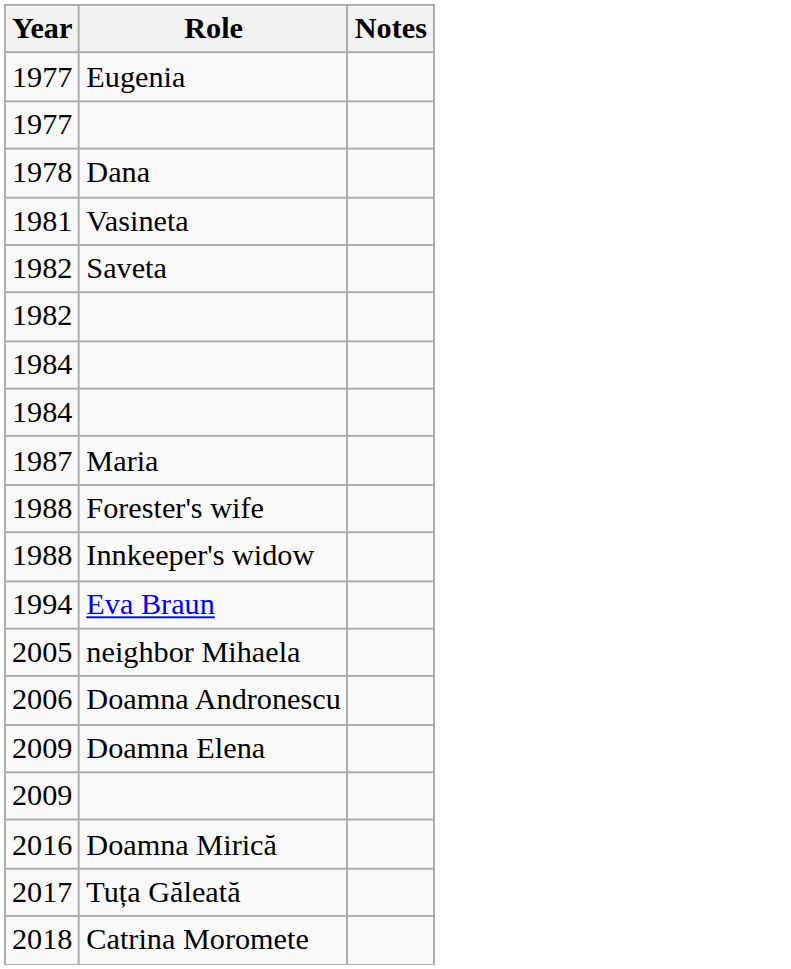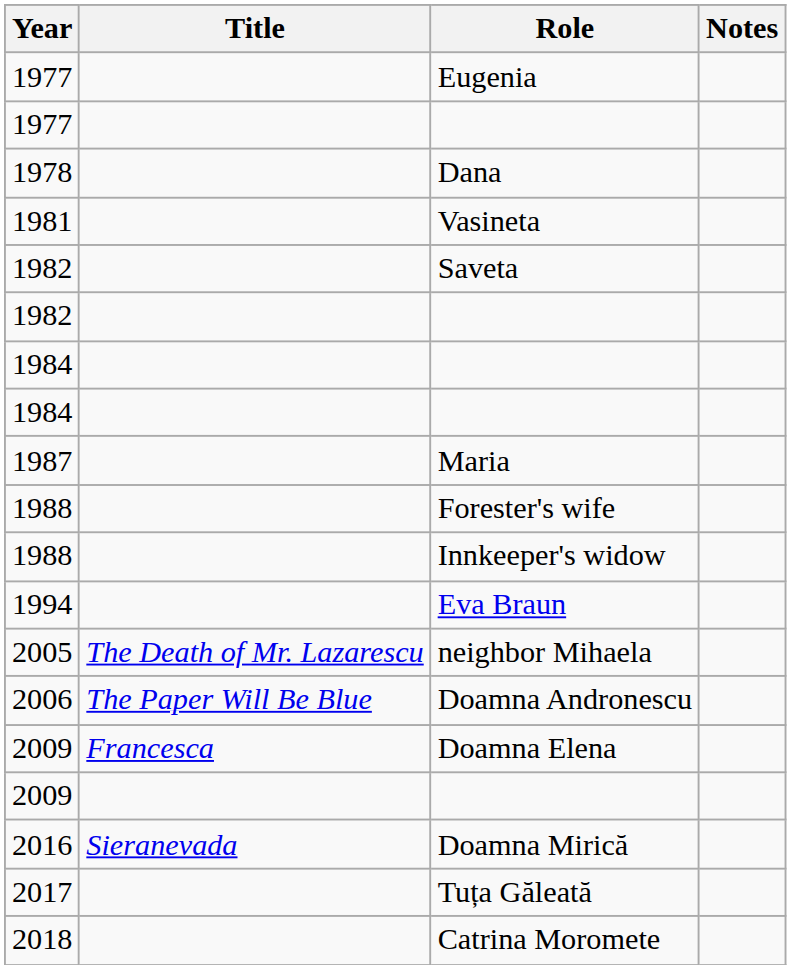+ column: (255, 28)
